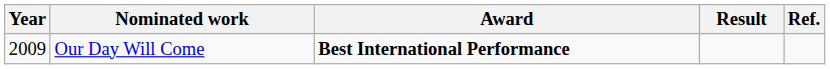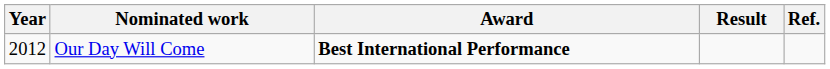(27, 48) 2009 -> (27, 48) 2012
